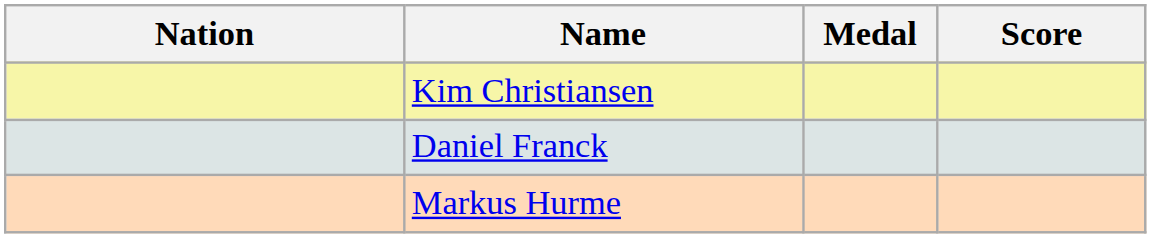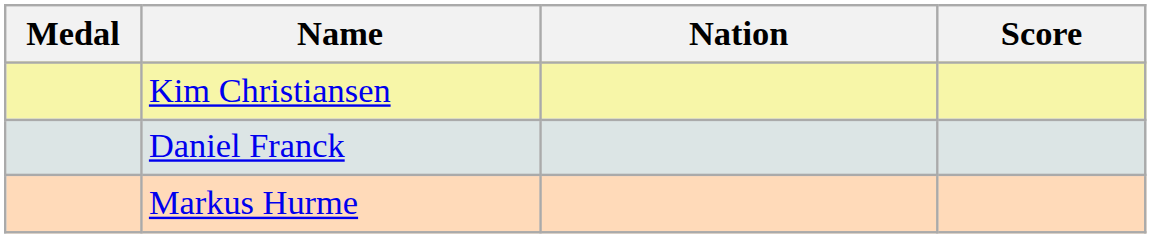columns swapped: (870, 33) <-> (204, 33)
